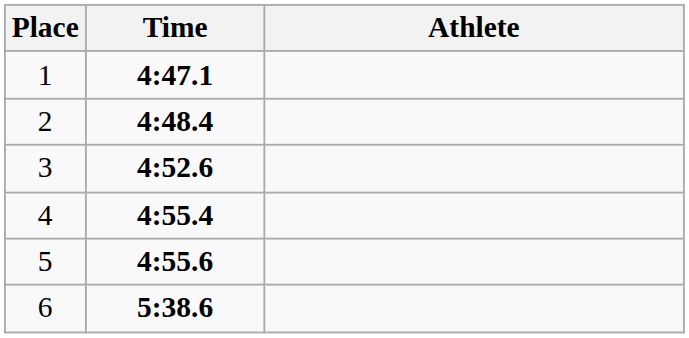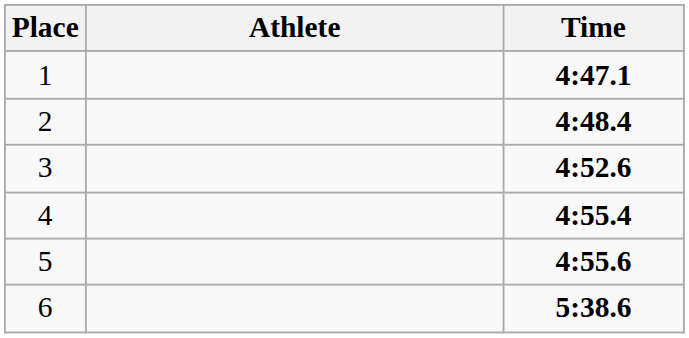columns swapped: (474, 27) <-> (175, 27)
